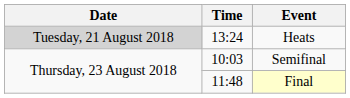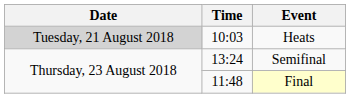(227, 37) 13:24 -> (227, 37) 10:03
(227, 59) 10:03 -> (227, 59) 13:24
